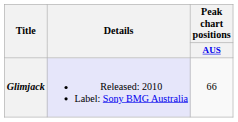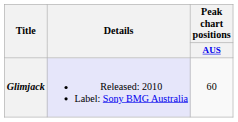(212, 87) 66 -> (212, 87) 60
